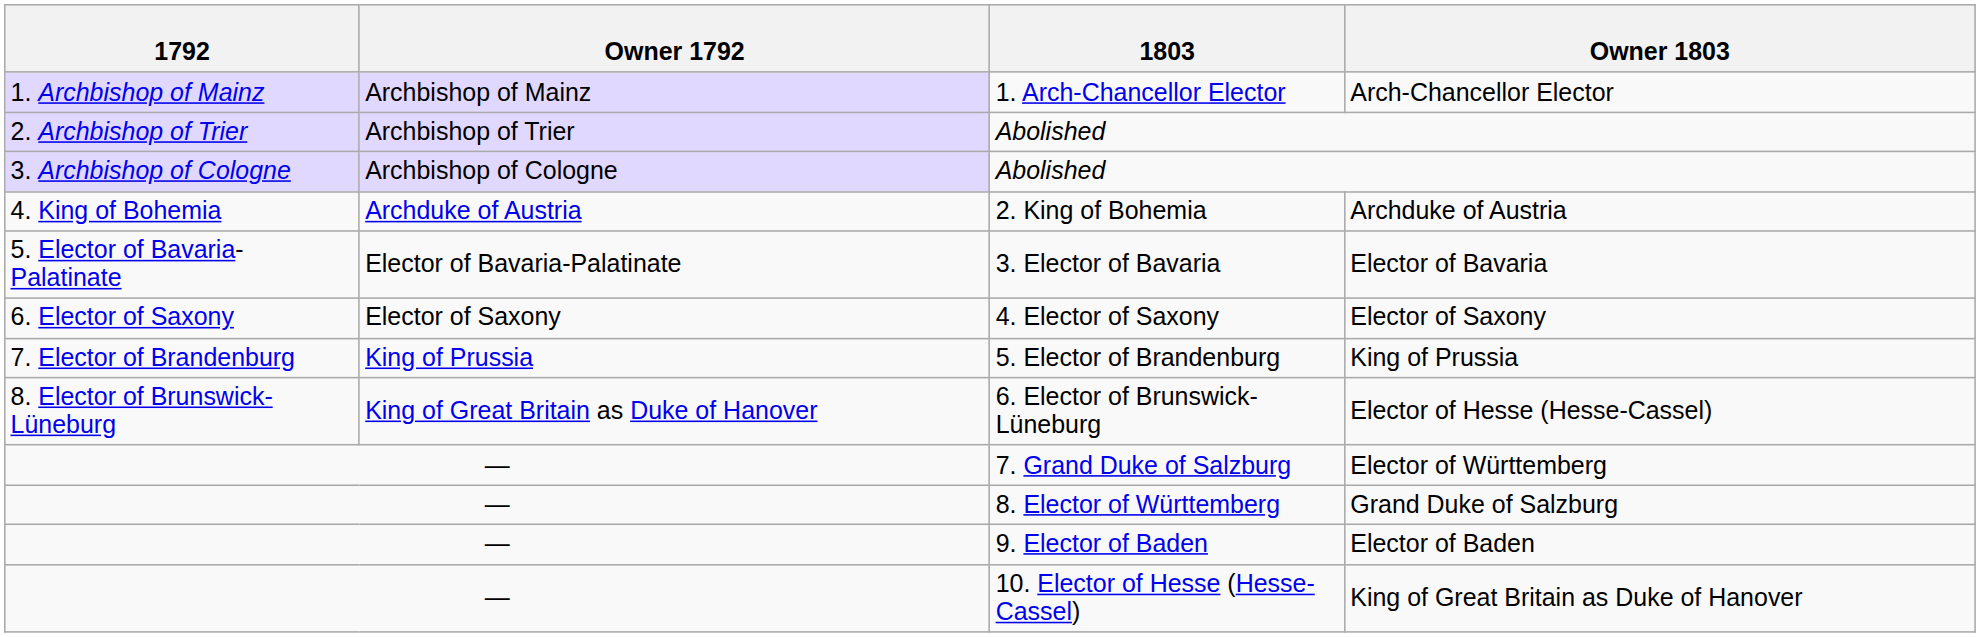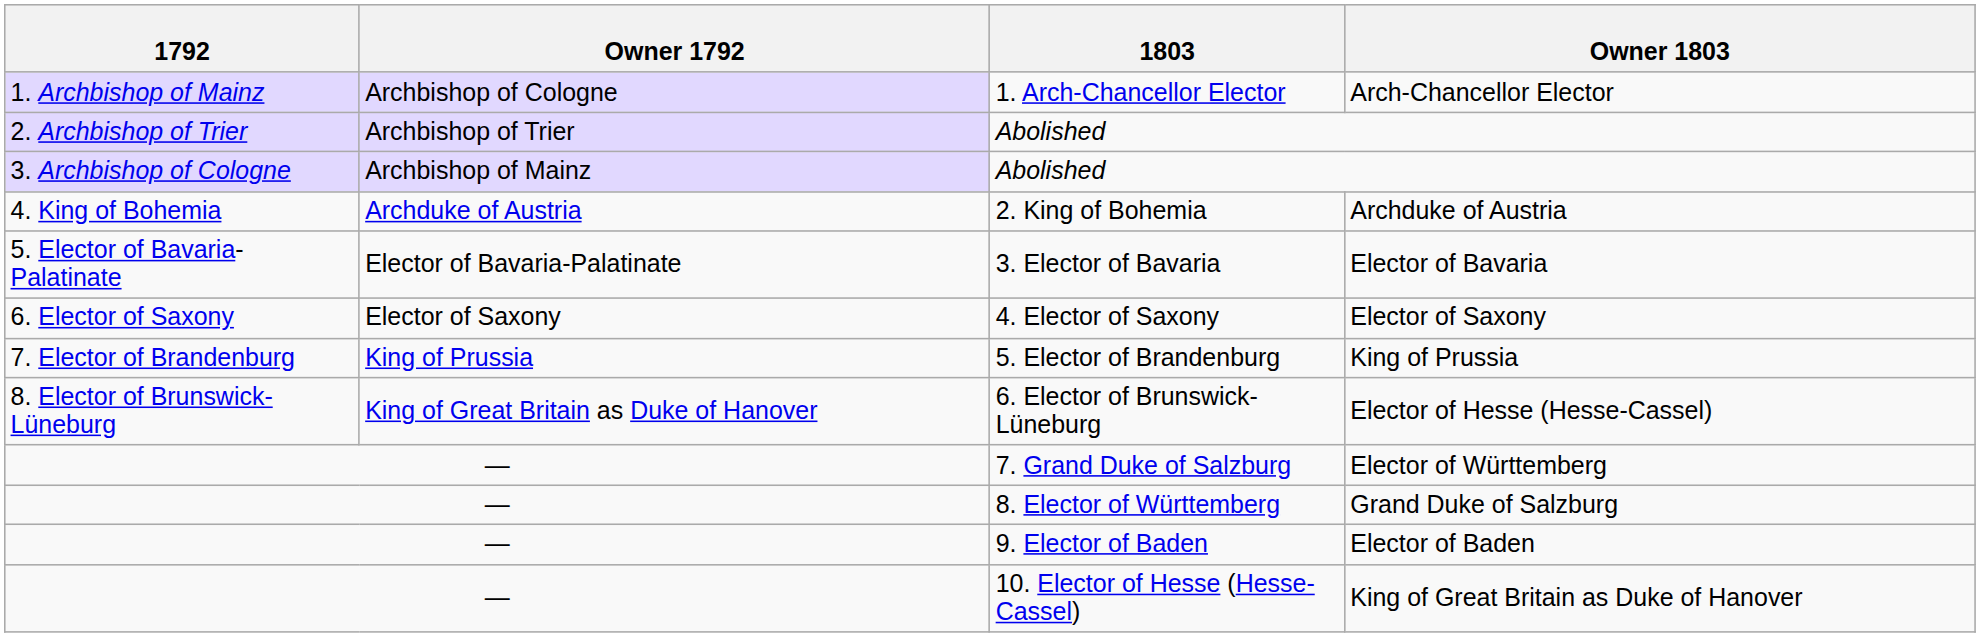(478, 91) Archbishop of Mainz -> (491, 91) Archbishop of Cologne
(491, 171) Archbishop of Cologne -> (478, 171) Archbishop of Mainz
